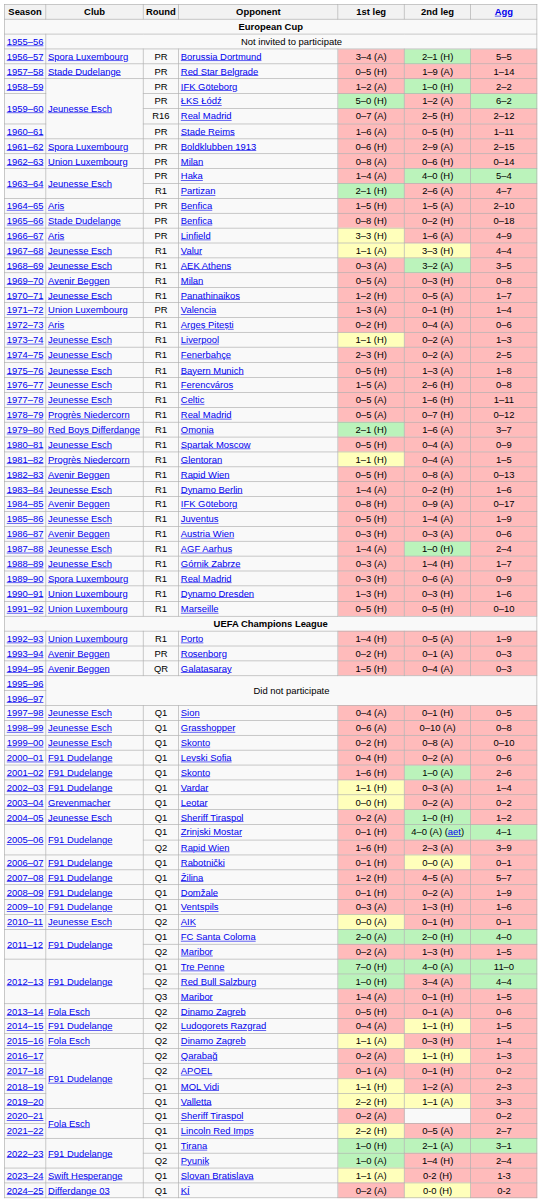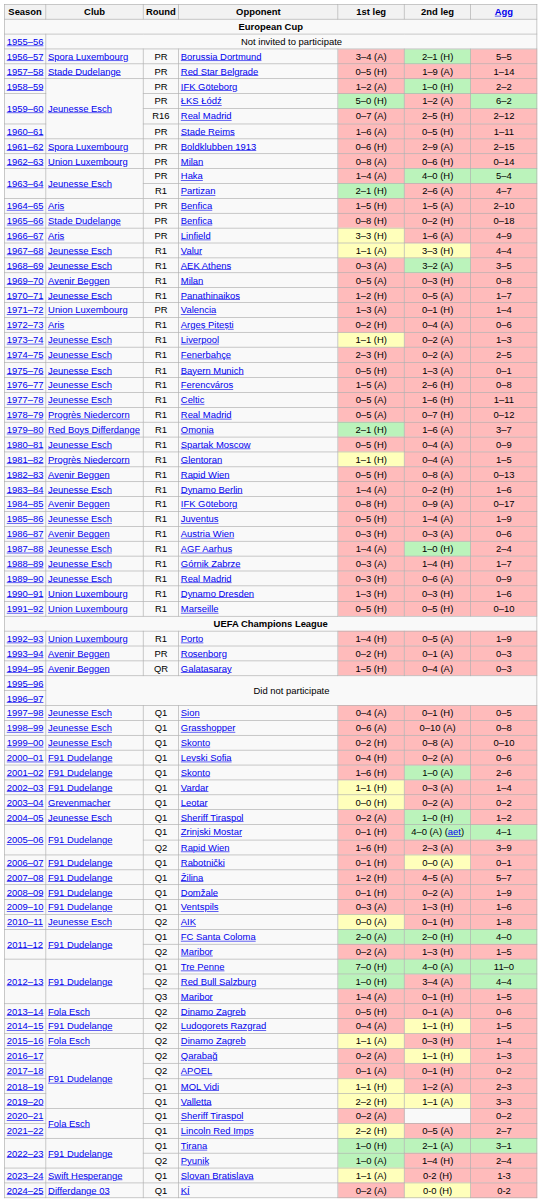(504, 370) 1–8 -> (504, 370) 0–1
(88, 579) Spora Luxembourg -> (80, 579) Jeunesse Esch
(504, 922) 0–1 -> (504, 922) 1–8
